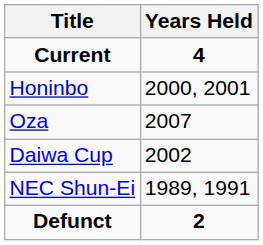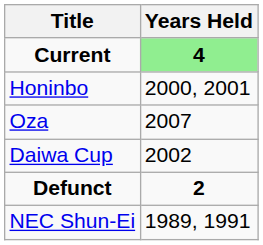(199, 54) no background -> (199, 54) lightgreen background
rows swapped: (72, 222) <-> (72, 188)
